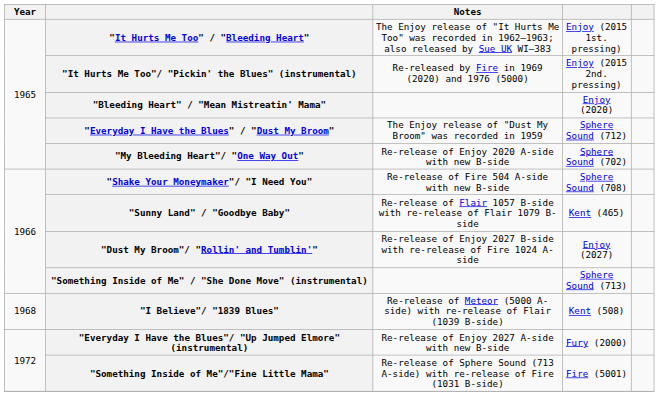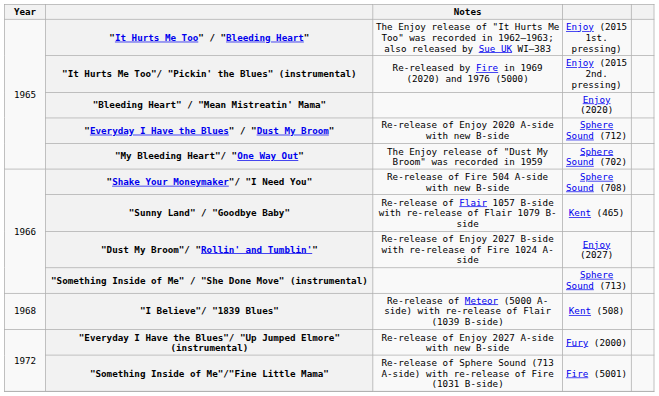(468, 131) The Enjoy release of "Dust My Broom" was recorded in 1959 -> (468, 131) Re-release of Enjoy 2020 A-side with new B-side
(468, 156) Re-release of Enjoy 2020 A-side with new B-side -> (468, 156) The Enjoy release of "Dust My Broom" was recorded in 1959
